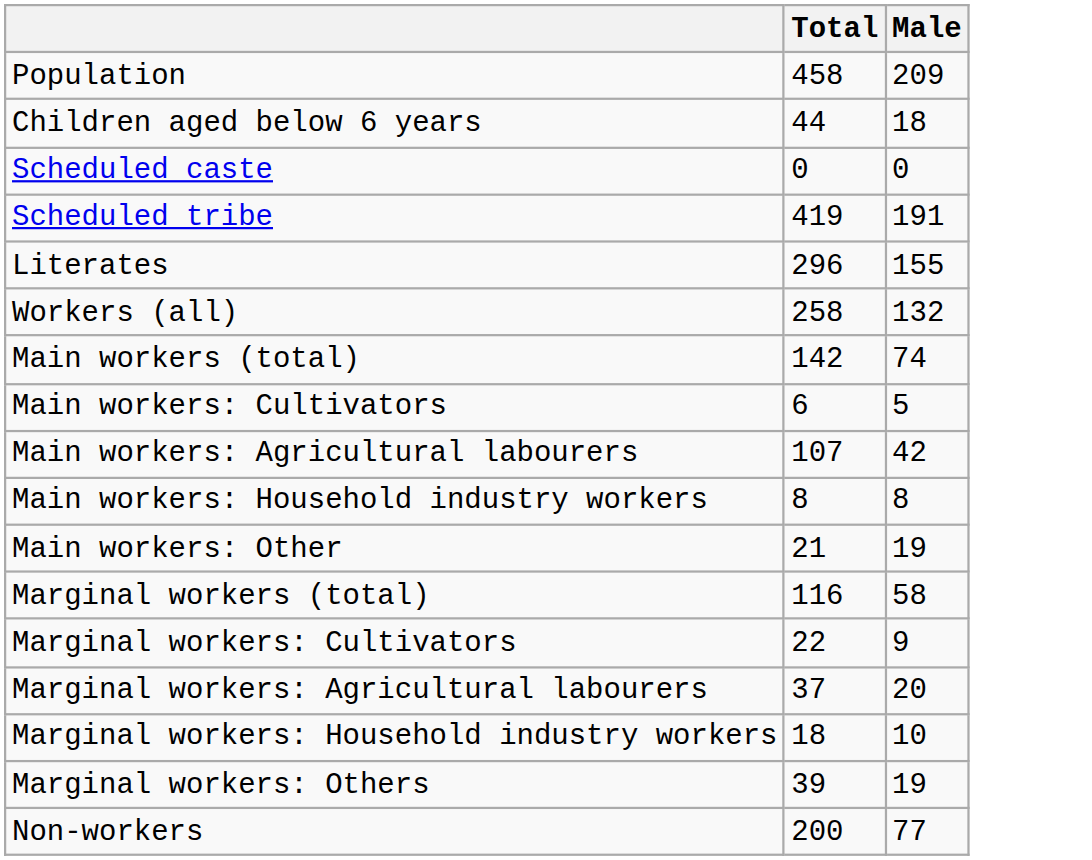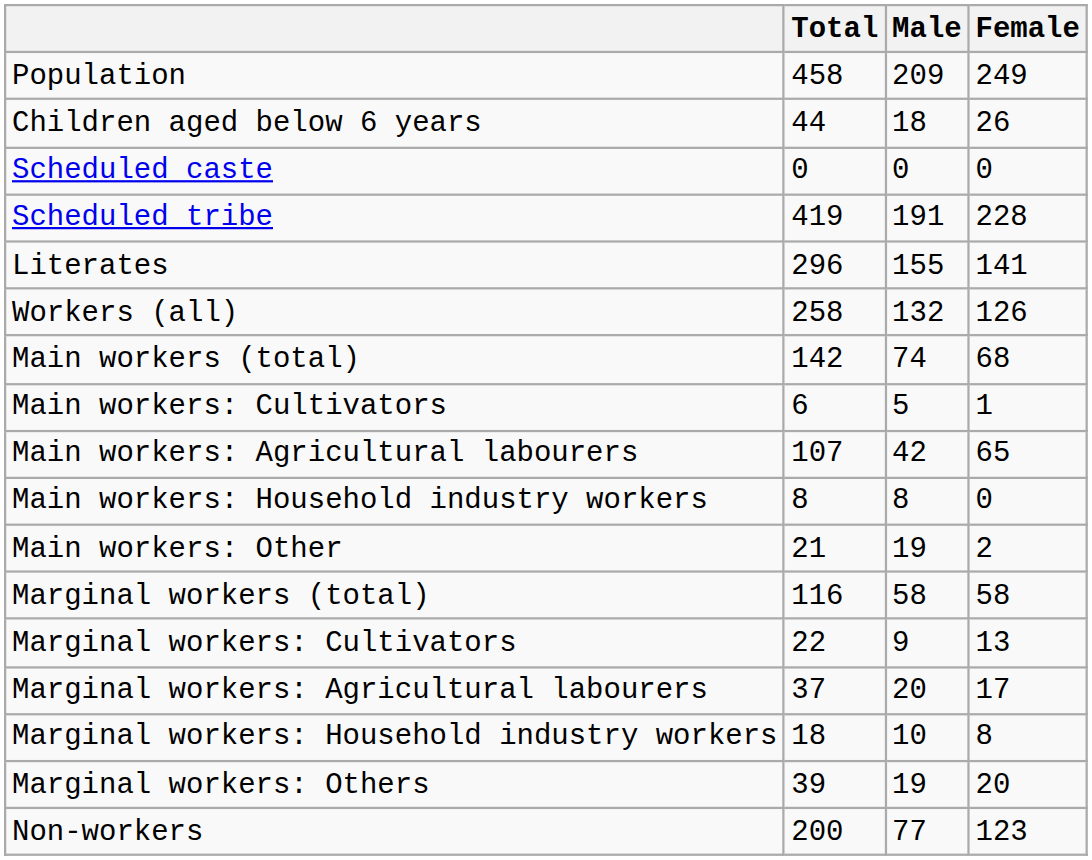+ column: (1028, 29)
